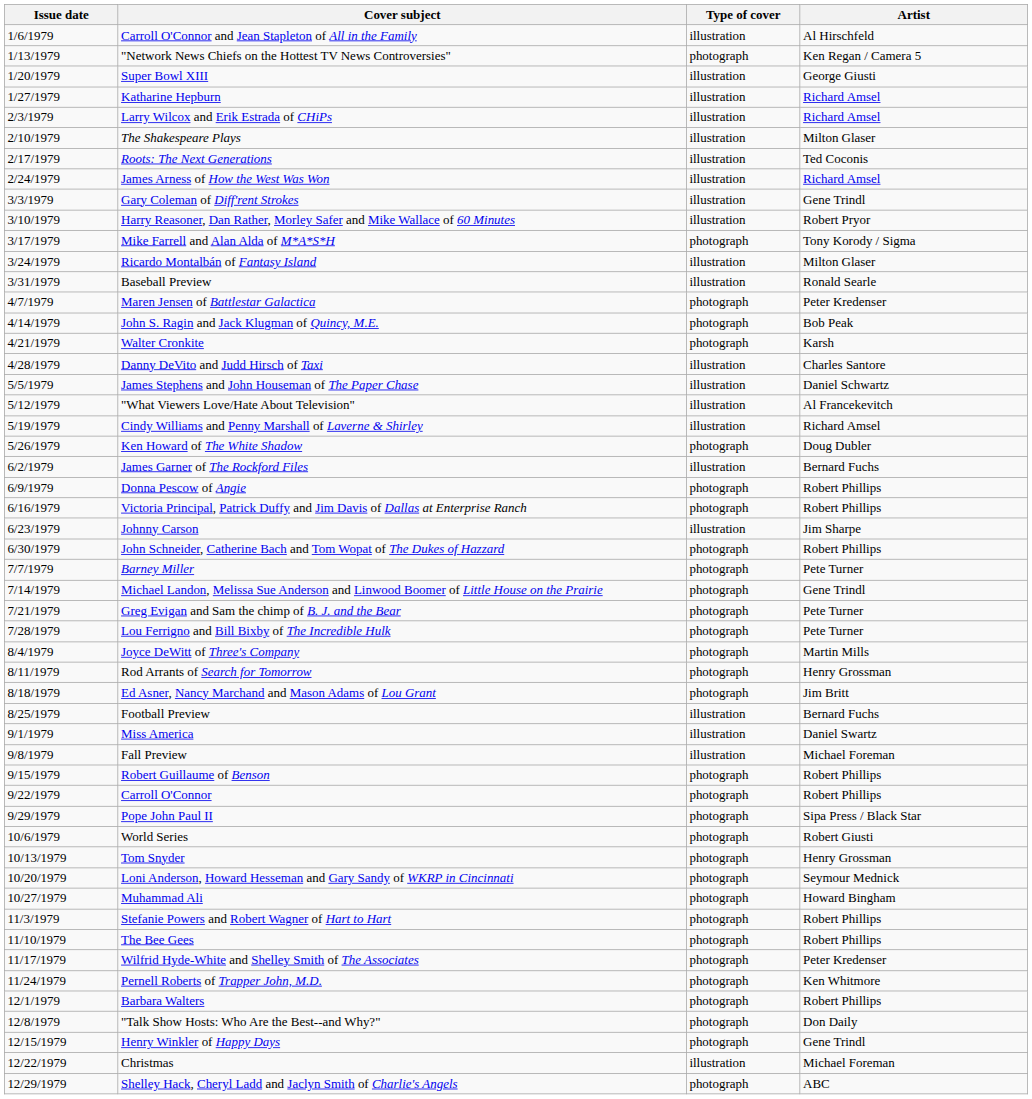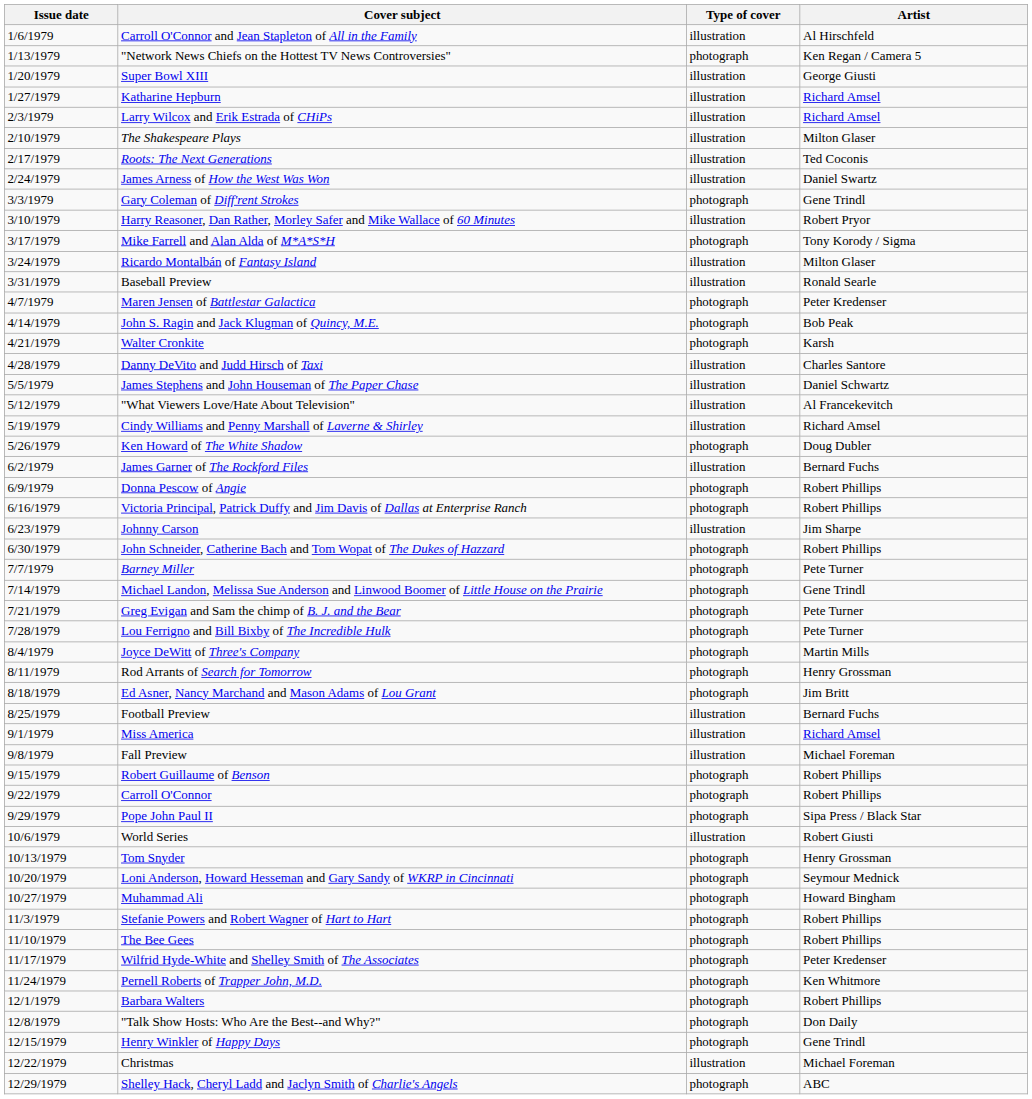(842, 179) Richard Amsel -> (840, 179) Daniel Swartz
(717, 199) illustration -> (719, 199) photograph
(840, 734) Daniel Swartz -> (842, 734) Richard Amsel
(719, 836) photograph -> (717, 836) illustration
